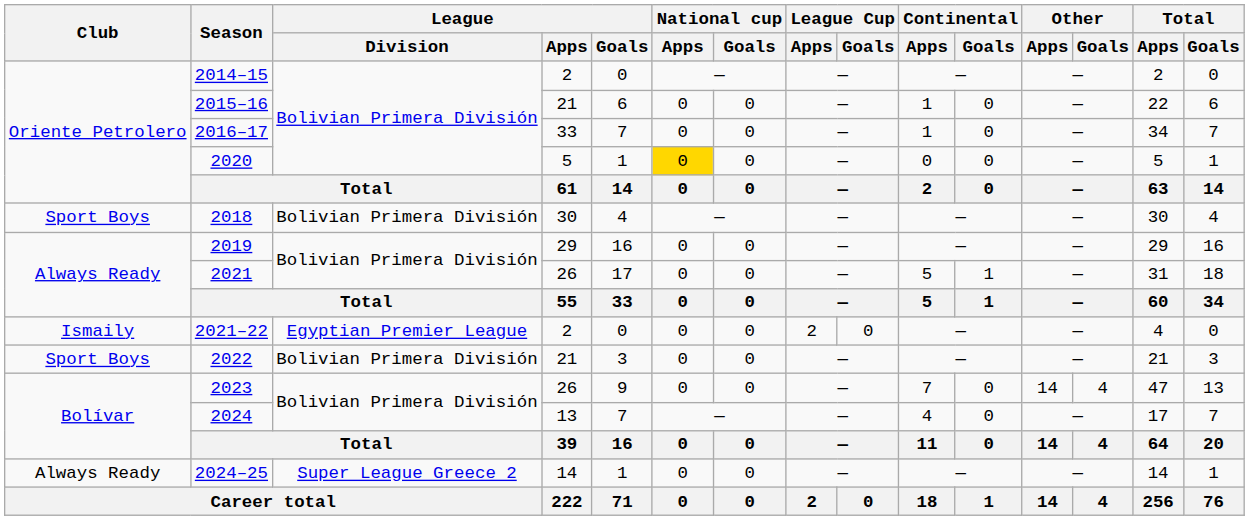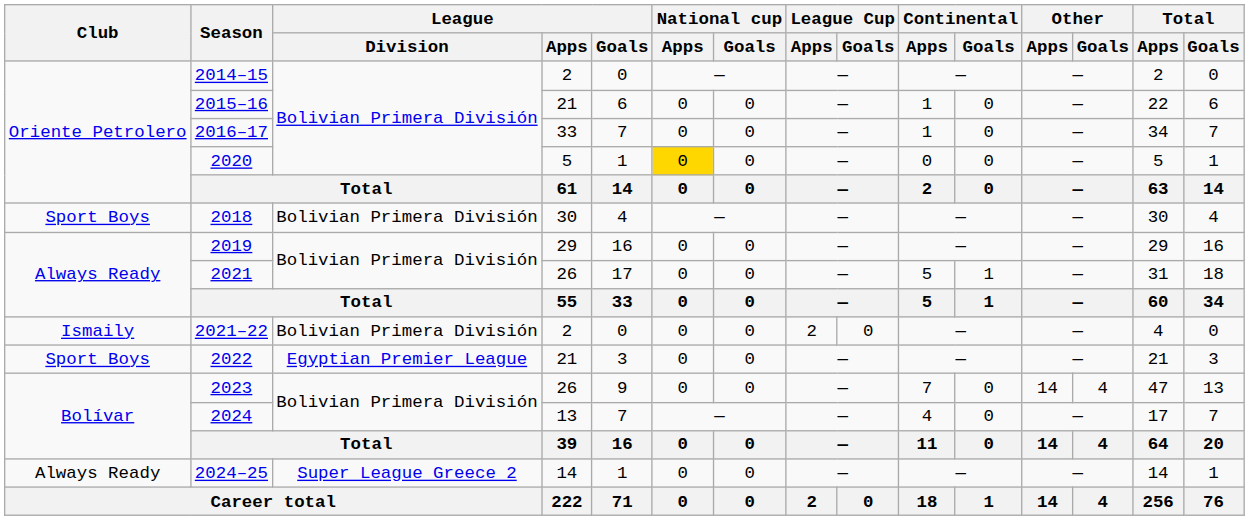(407, 331) Egyptian Premier League -> (407, 331) Bolivian Primera División
(407, 360) Bolivian Primera División -> (407, 360) Egyptian Premier League
